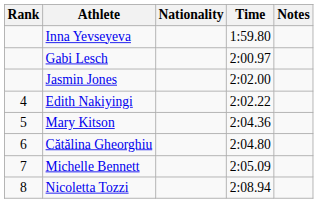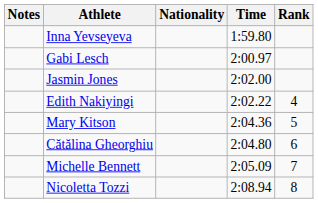columns swapped: (23, 15) <-> (293, 15)
